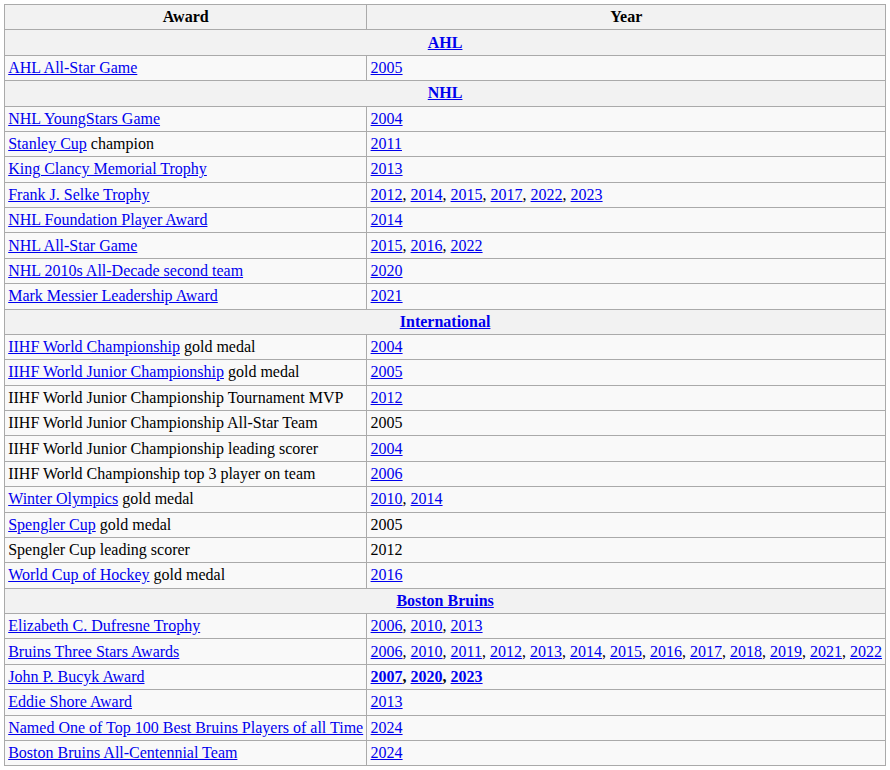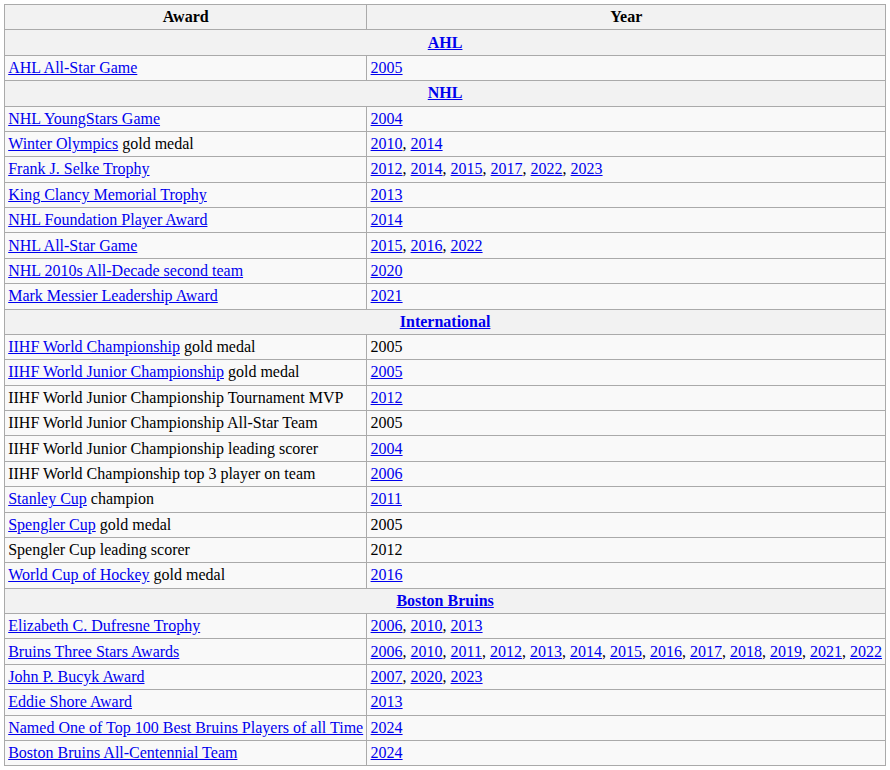rows swapped: (81, 144) <-> (101, 499)
rows swapped: (79, 194) <-> (108, 169)
(387, 347) 2004 -> (387, 347) 2005
(427, 676) bold -> (427, 676) normal
